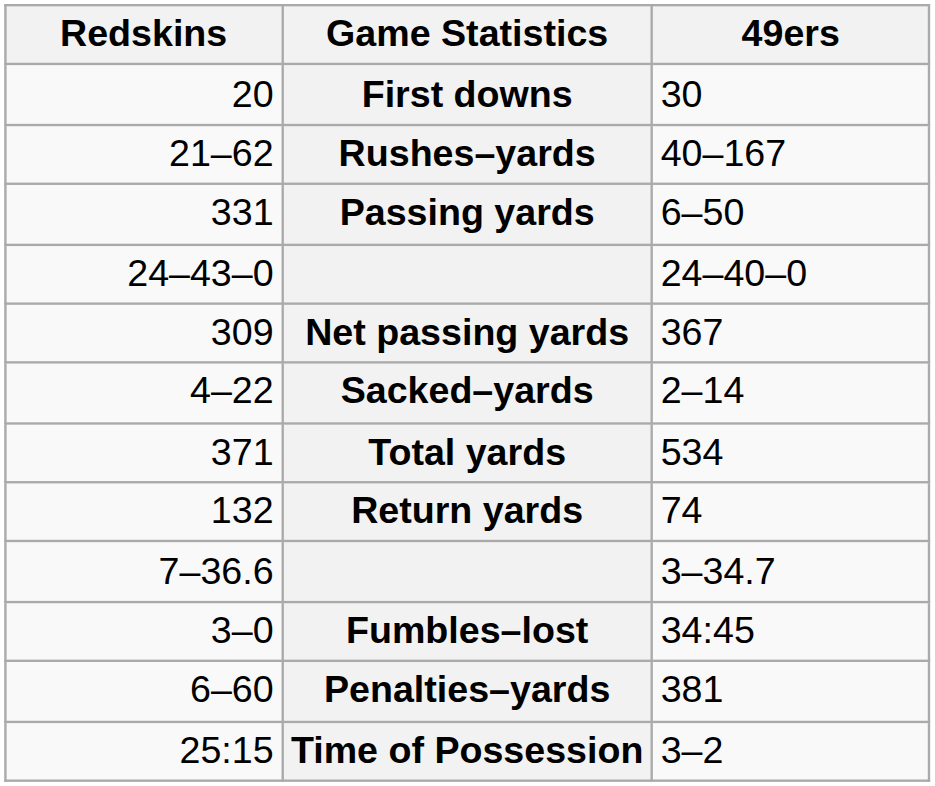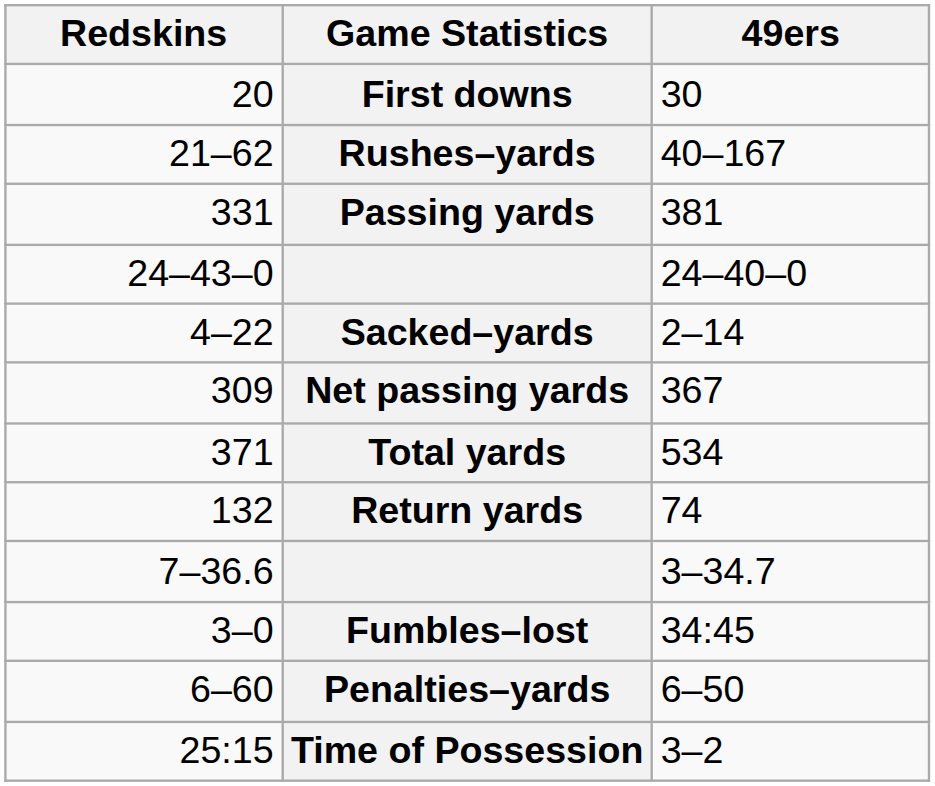(703, 213) 6–50 -> (692, 213) 381
rows swapped: (232, 392) <-> (242, 332)
(692, 690) 381 -> (703, 690) 6–50
